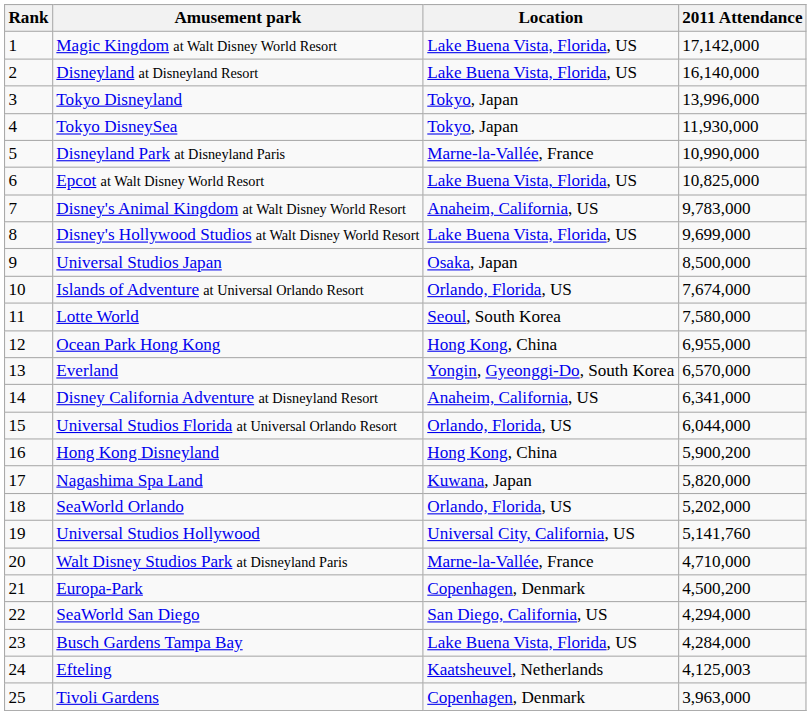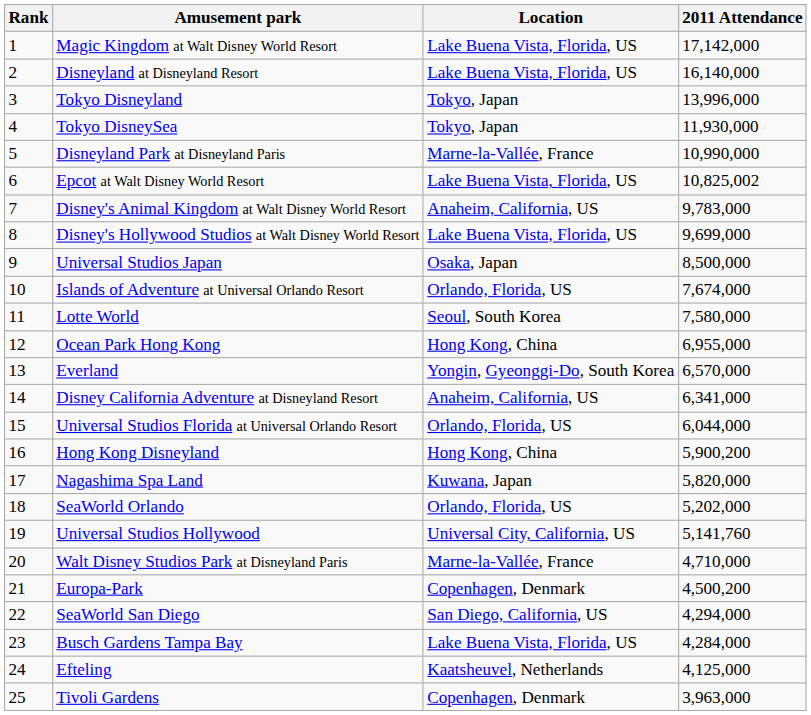(721, 180) 10,825,000 -> (721, 180) 10,825,002
(716, 669) 4,125,003 -> (716, 669) 4,125,000
